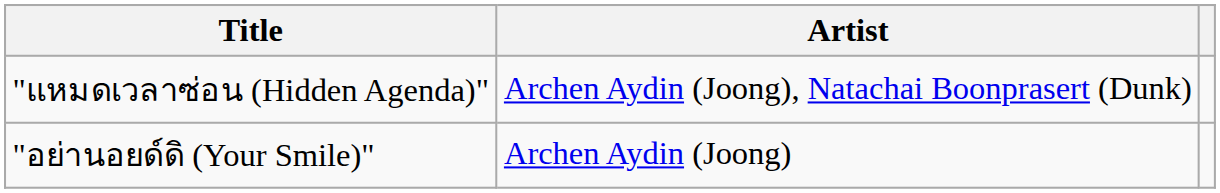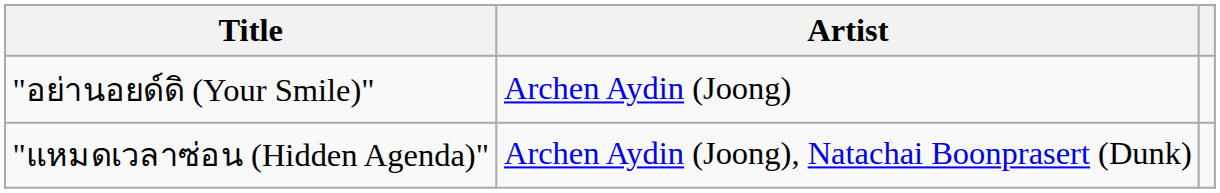rows swapped: (251, 89) <-> (194, 155)
